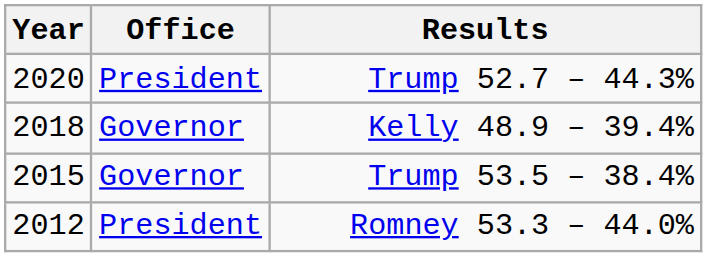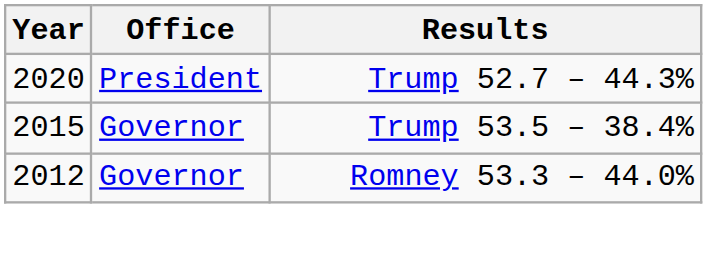- row: (531, 128)
(181, 226) President -> (172, 177) Governor
